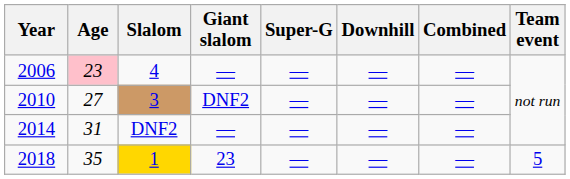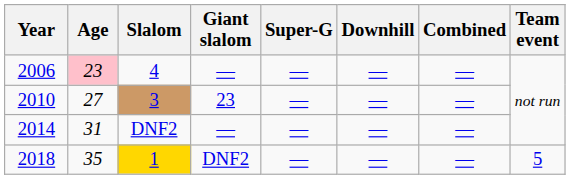(226, 99) DNF2 -> (226, 99) 23
(226, 159) 23 -> (226, 159) DNF2
